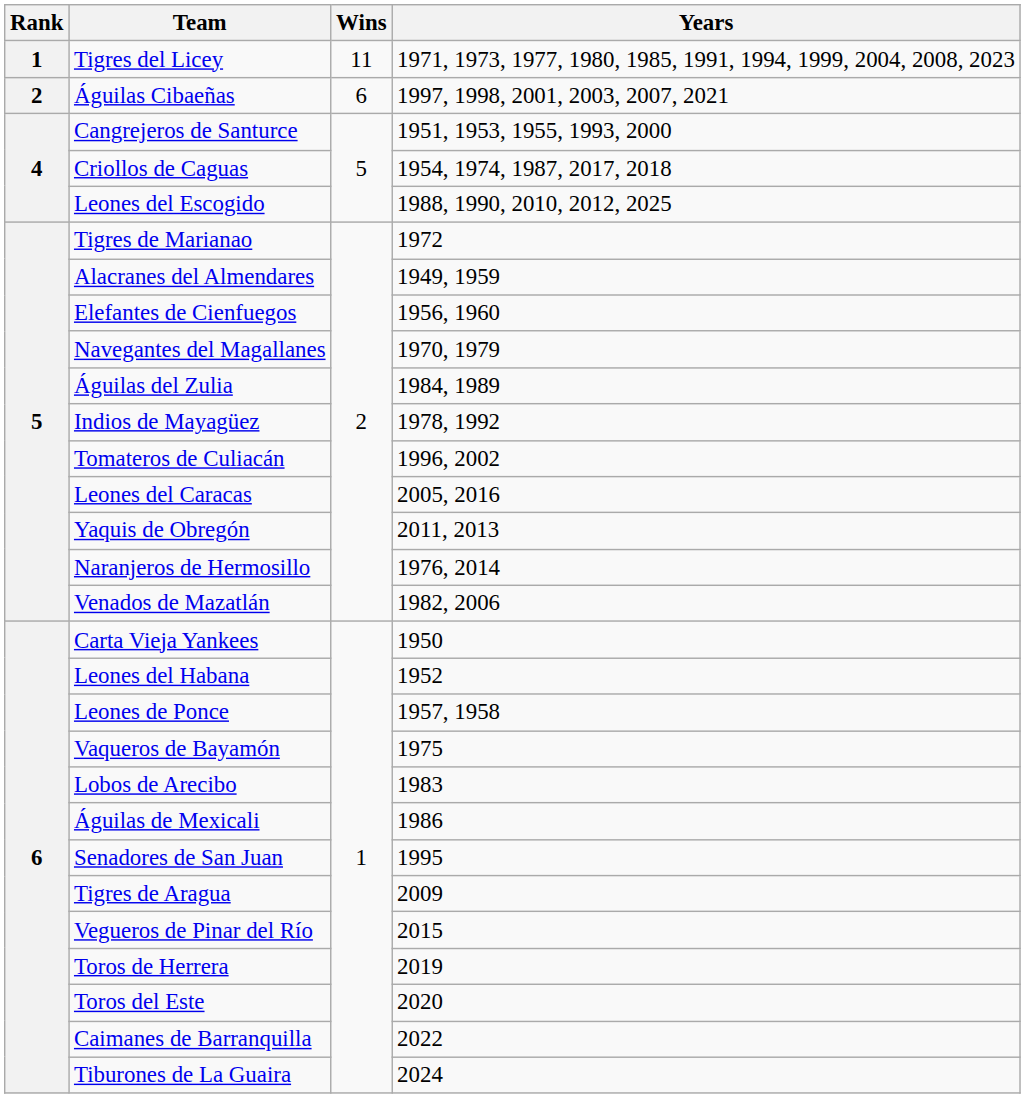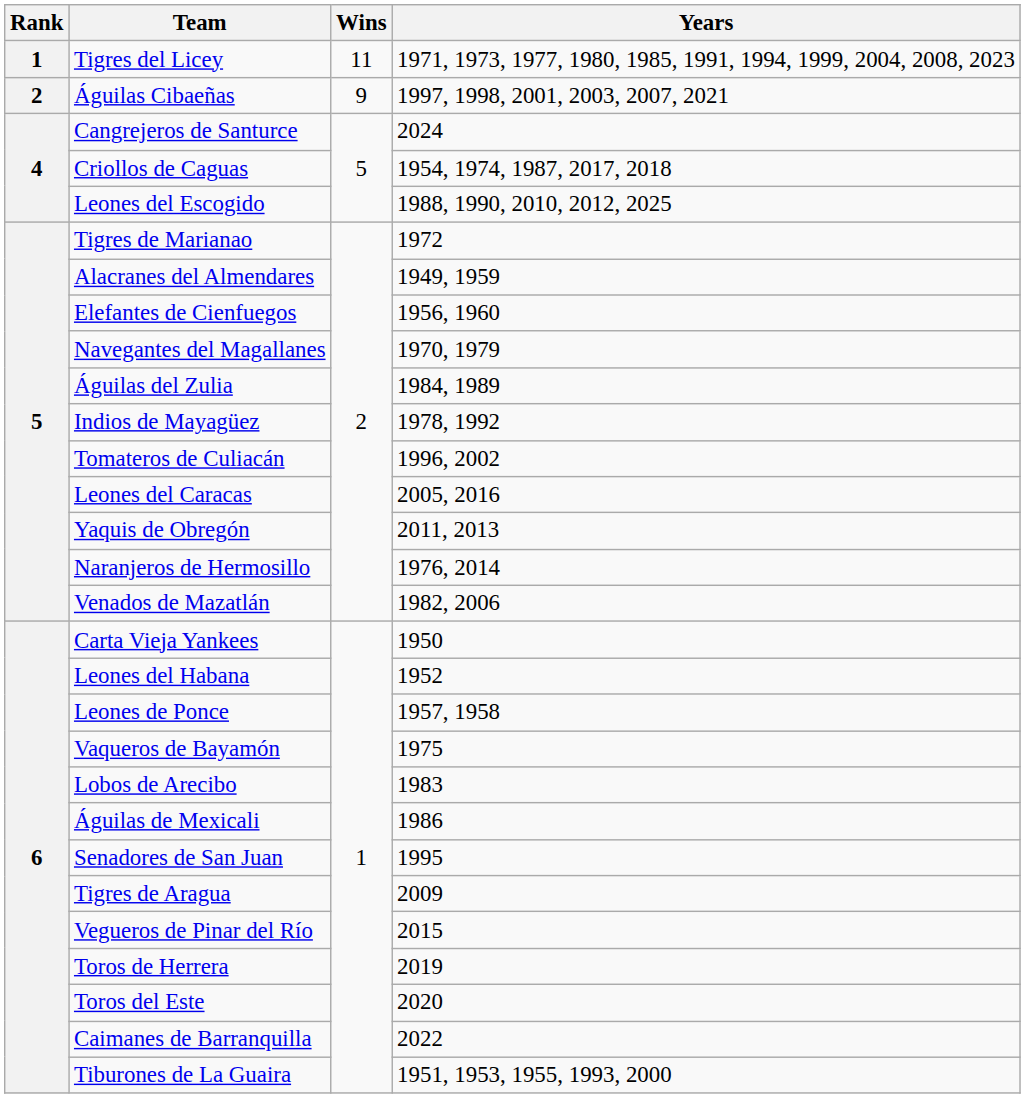(361, 95) 6 -> (361, 95) 9
(534, 131) 1951, 1953, 1955, 1993, 2000 -> (420, 131) 2024
(420, 1074) 2024 -> (534, 1074) 1951, 1953, 1955, 1993, 2000
